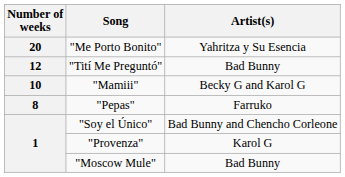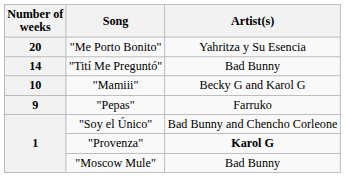(35, 66) 12 -> (35, 66) 14
(35, 104) 8 -> (35, 104) 9
(253, 143) normal -> (253, 143) bold
